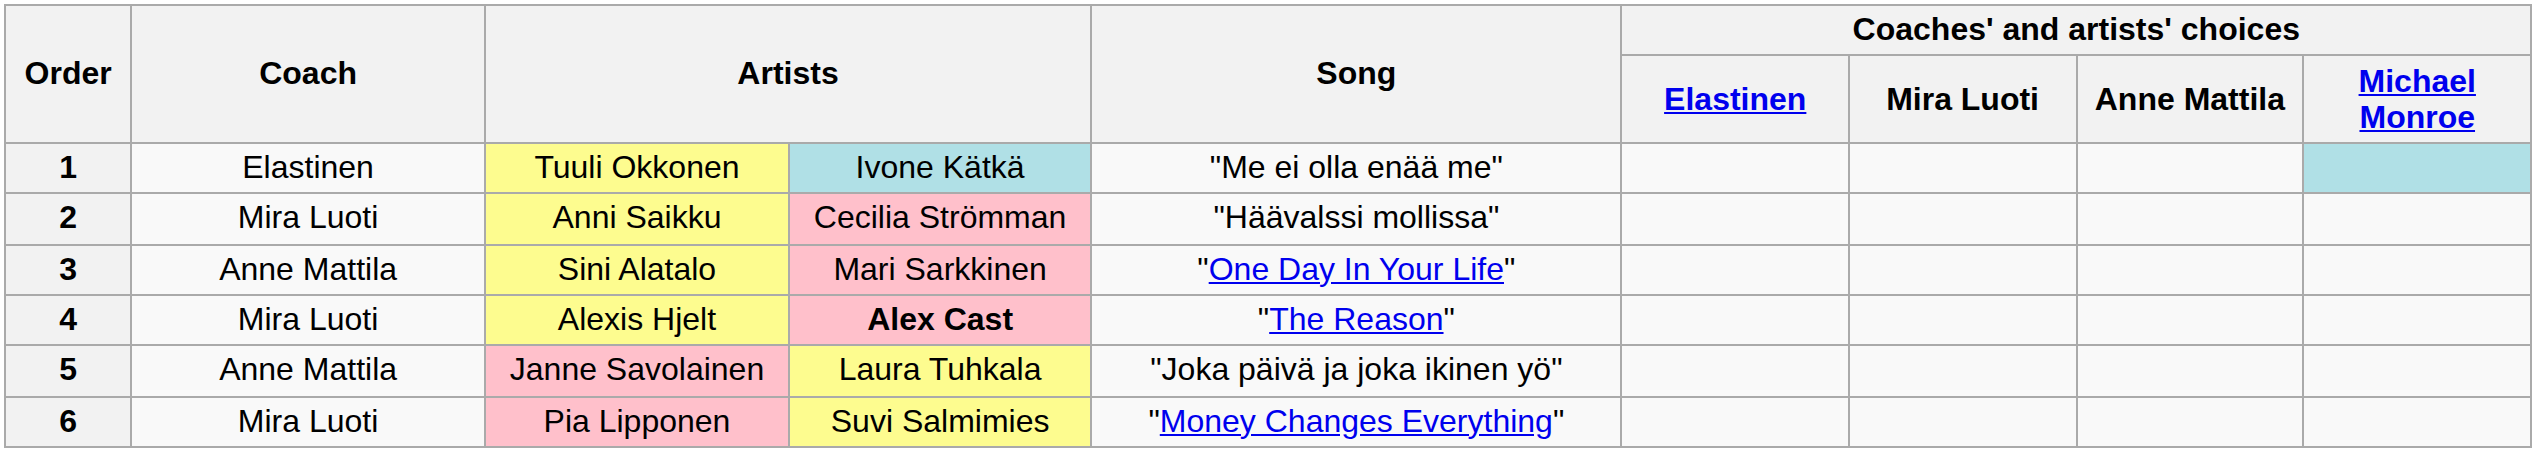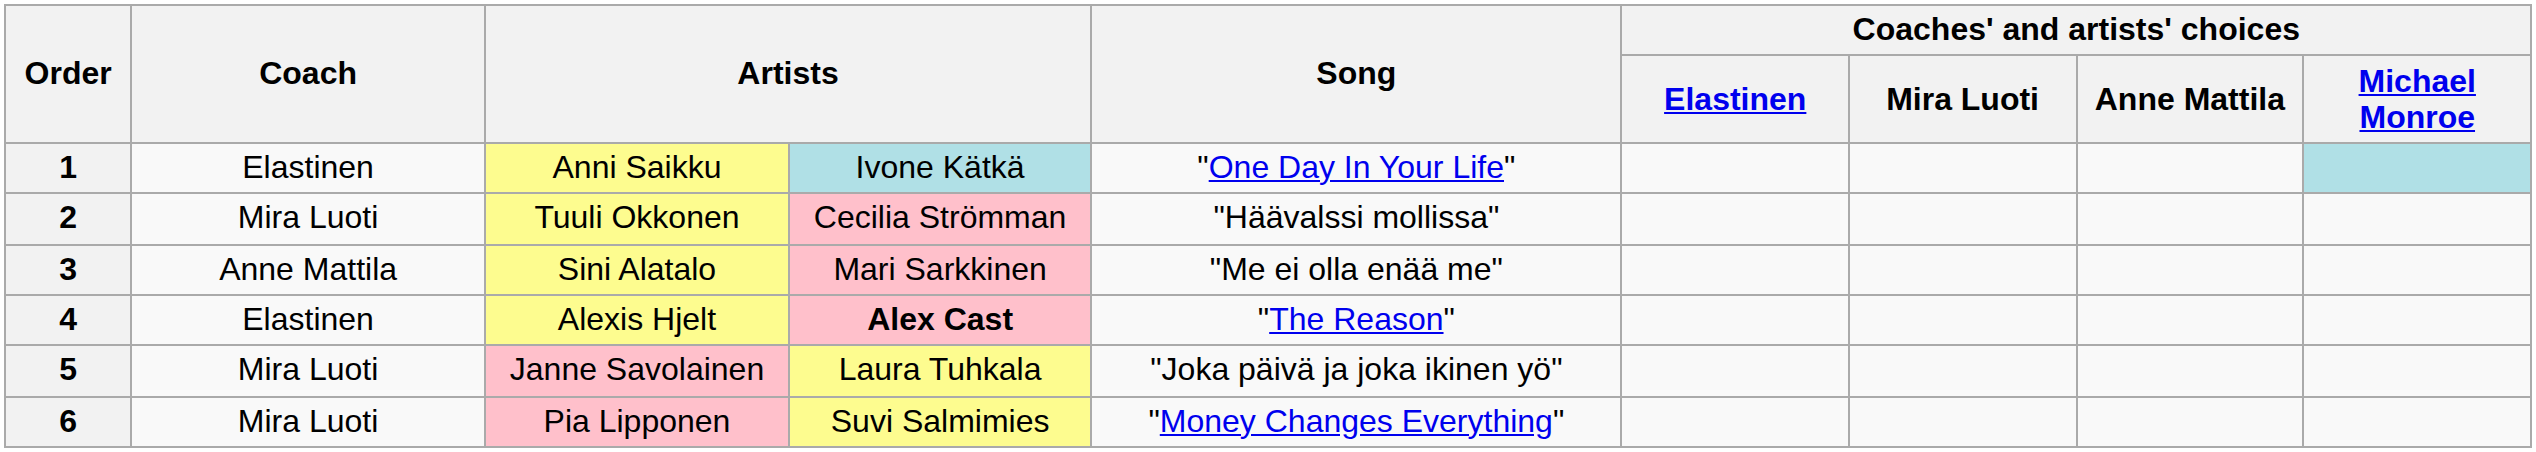(637, 167) Tuuli Okkonen -> (637, 167) Anni Saikku
(1356, 167) "Me ei olla enää me" -> (1356, 167) "One Day In Your Life"
(637, 218) Anni Saikku -> (637, 218) Tuuli Okkonen
(1356, 268) "One Day In Your Life" -> (1356, 268) "Me ei olla enää me"
(308, 319) Mira Luoti -> (308, 319) Elastinen
(308, 370) Anne Mattila -> (308, 370) Mira Luoti
